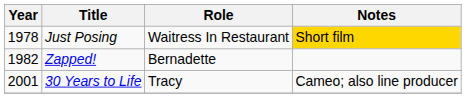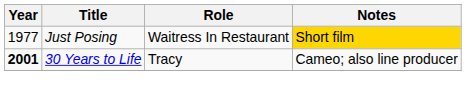(23, 37) 1978 -> (23, 37) 1977
- row: (71, 59)
(23, 81) normal -> (23, 59) bold
